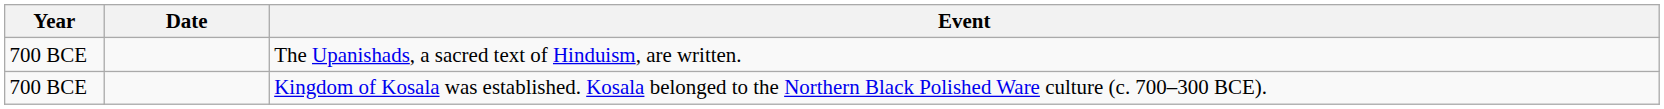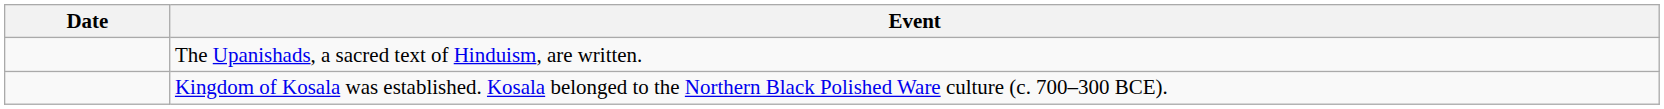- column: (54, 21)
